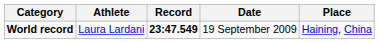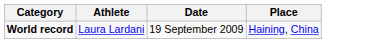- column: (174, 13)
